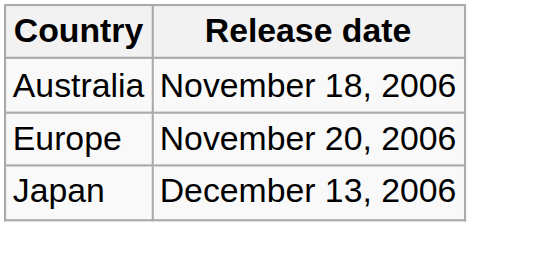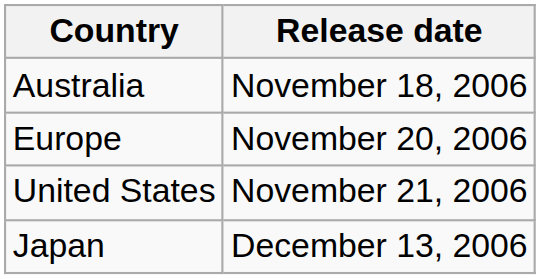+ row: (114, 191)
